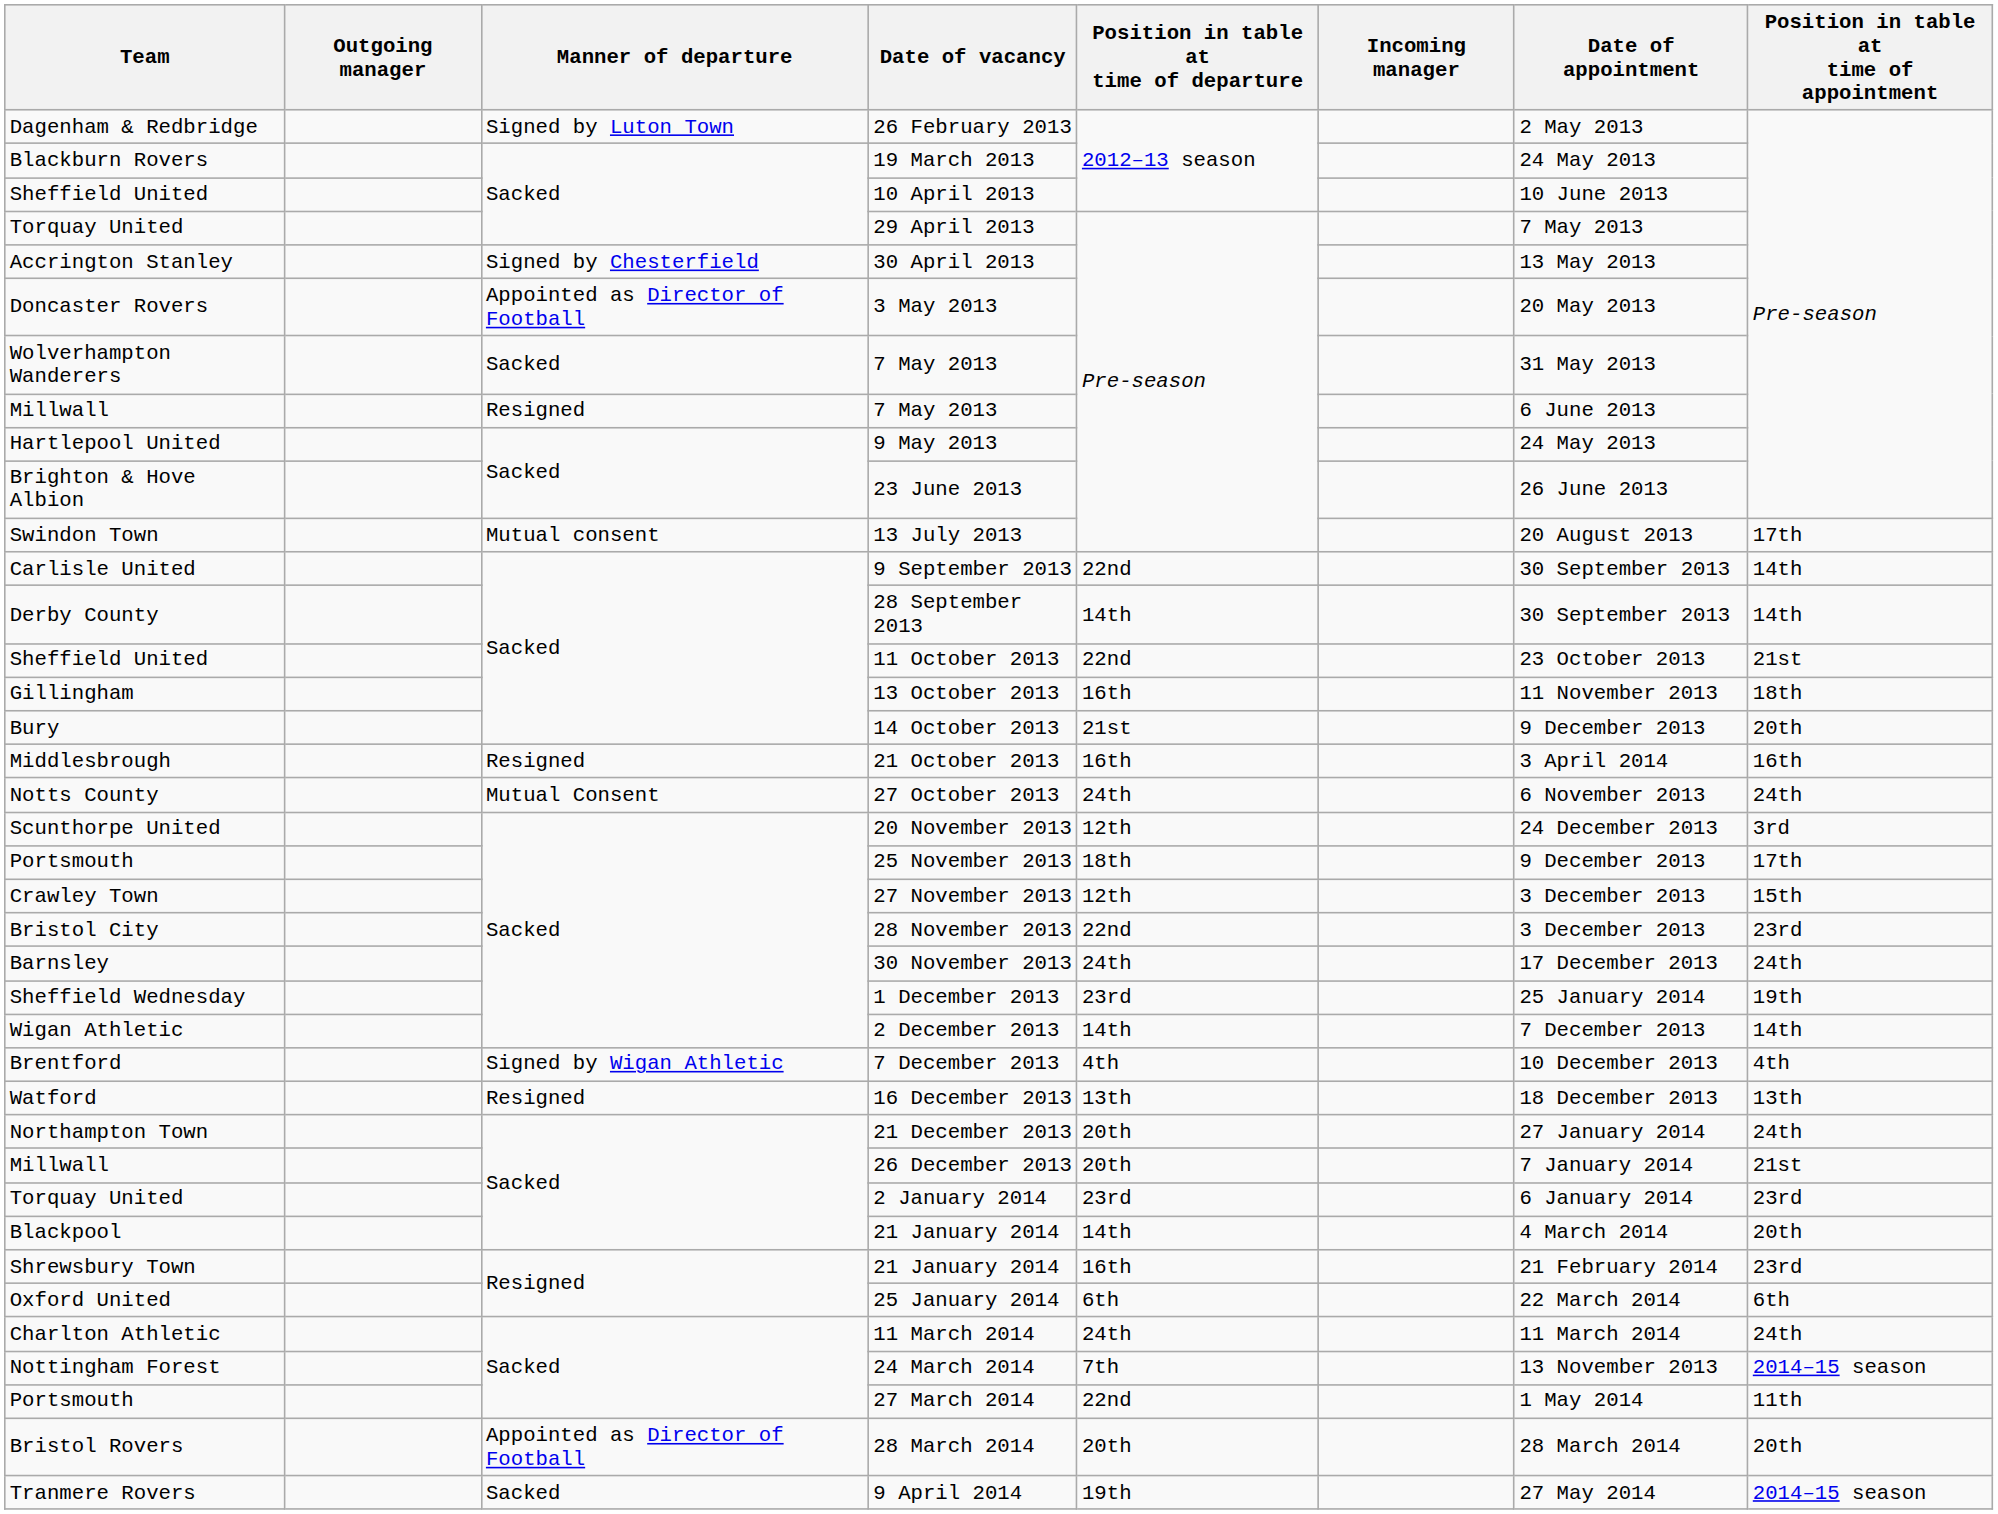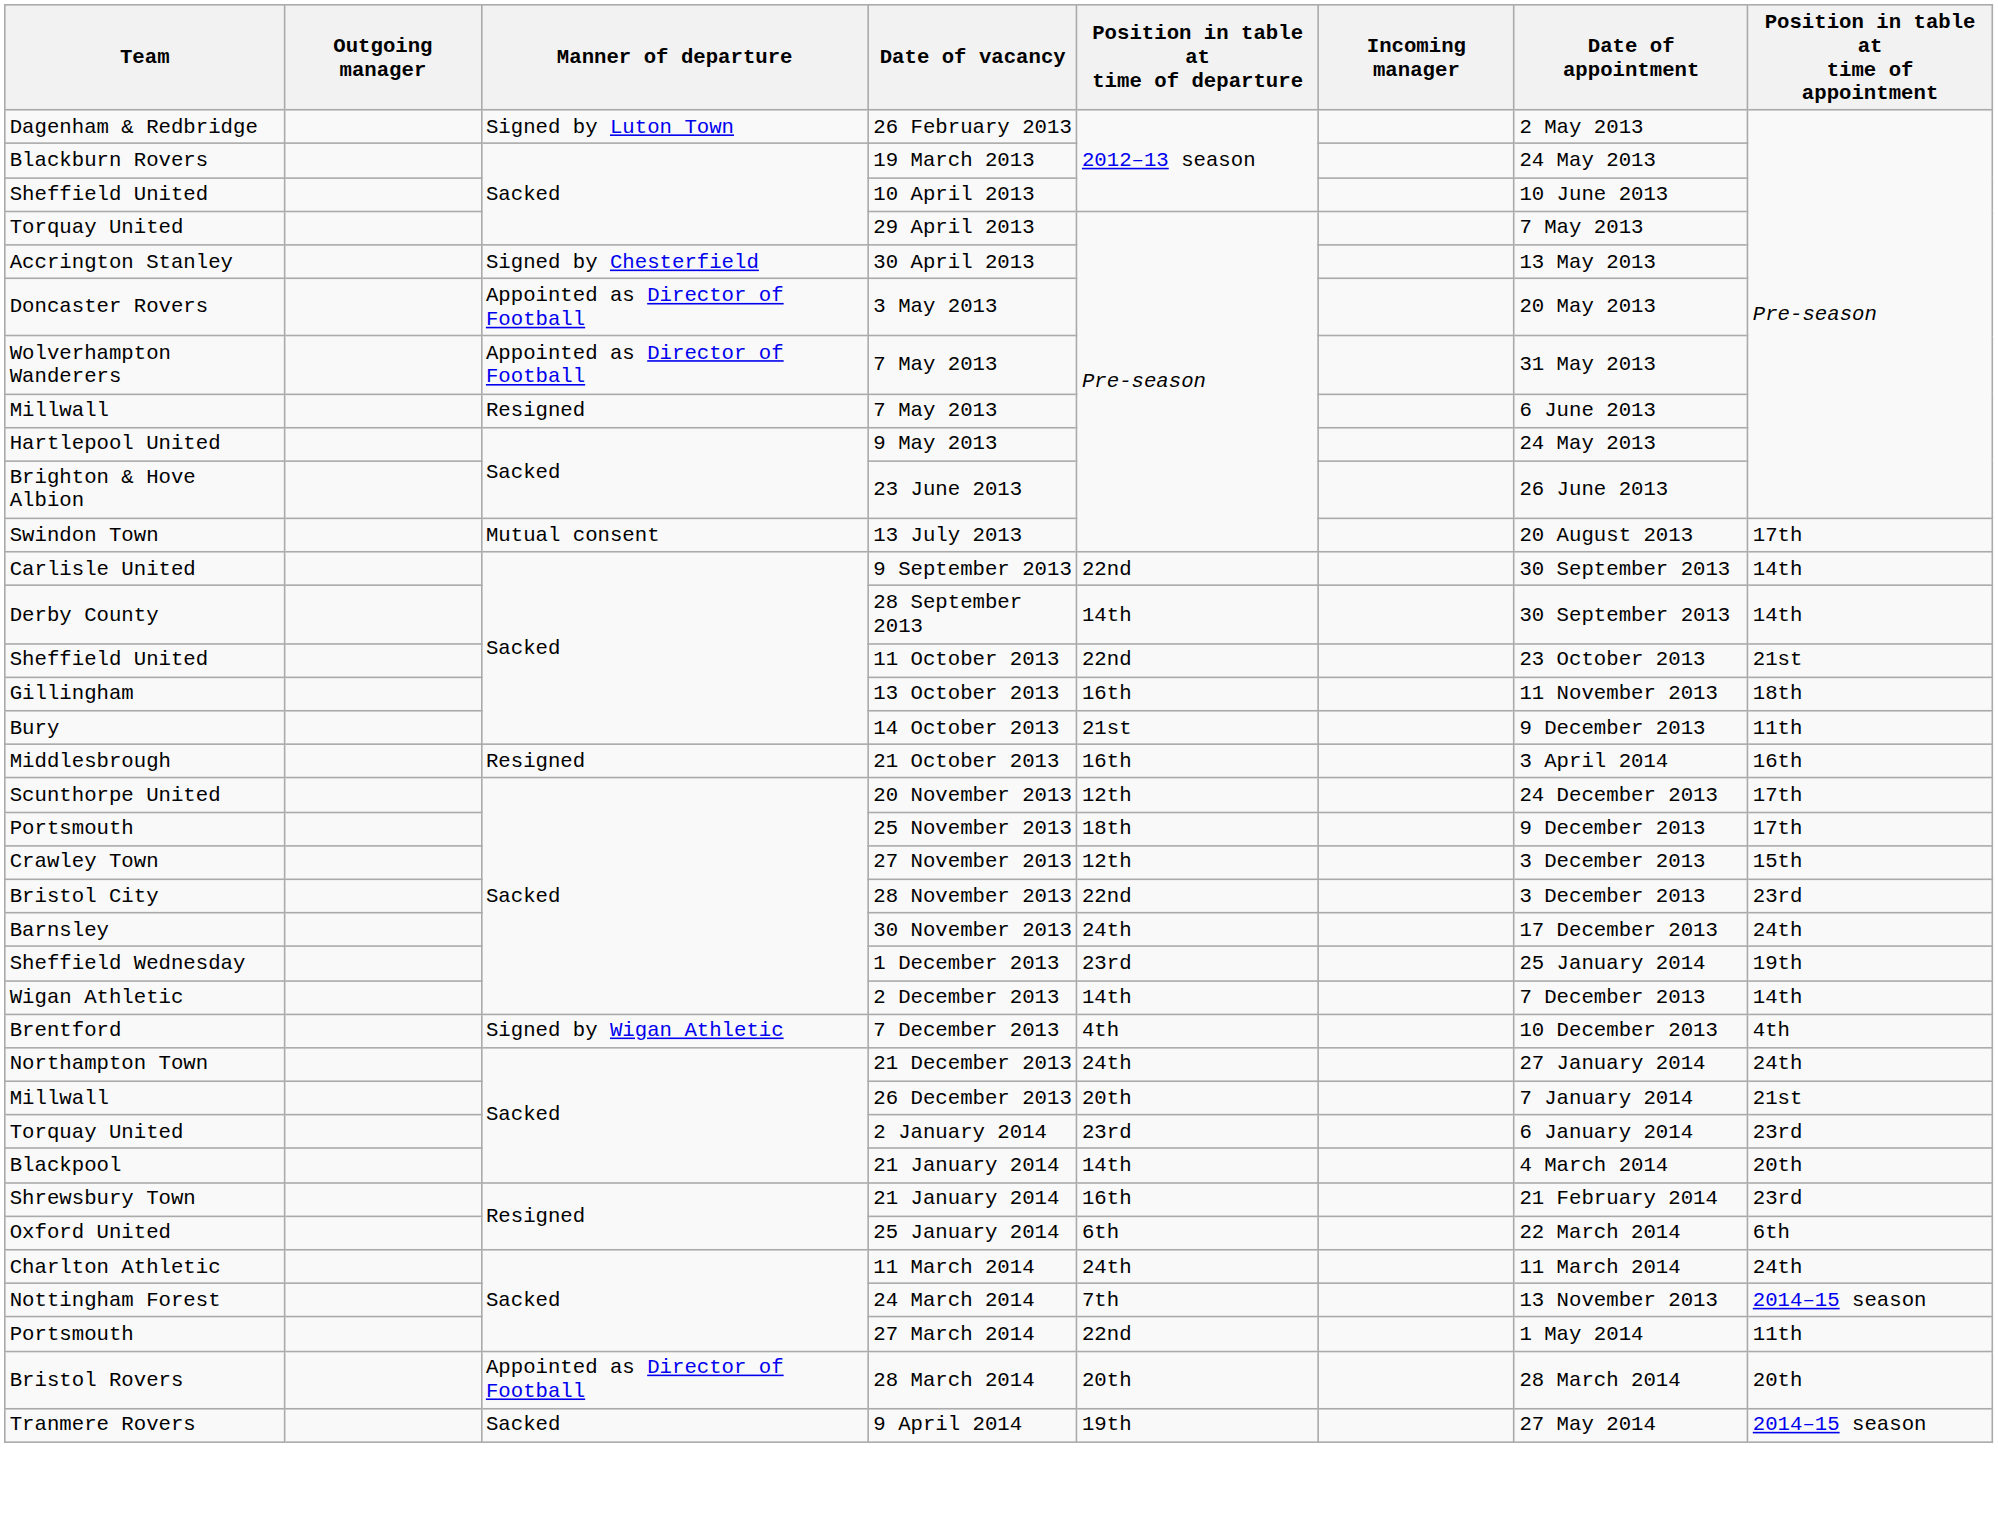(523, 365) Sacked -> (635, 365) Appointed as Director of Football
(1778, 728) 20th -> (1778, 728) 11th
- row: (84, 795)
(1771, 829) 3rd -> (1778, 795) 17th
- row: (53, 1098)
(1107, 1132) 20th -> (1107, 1064) 24th
